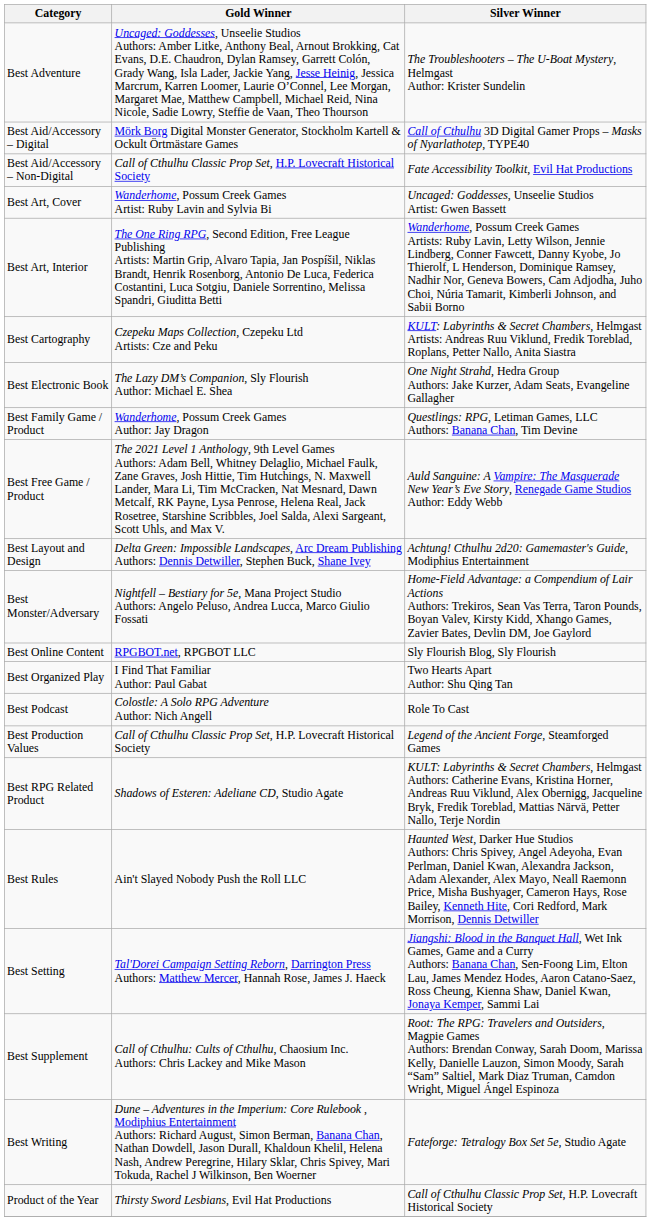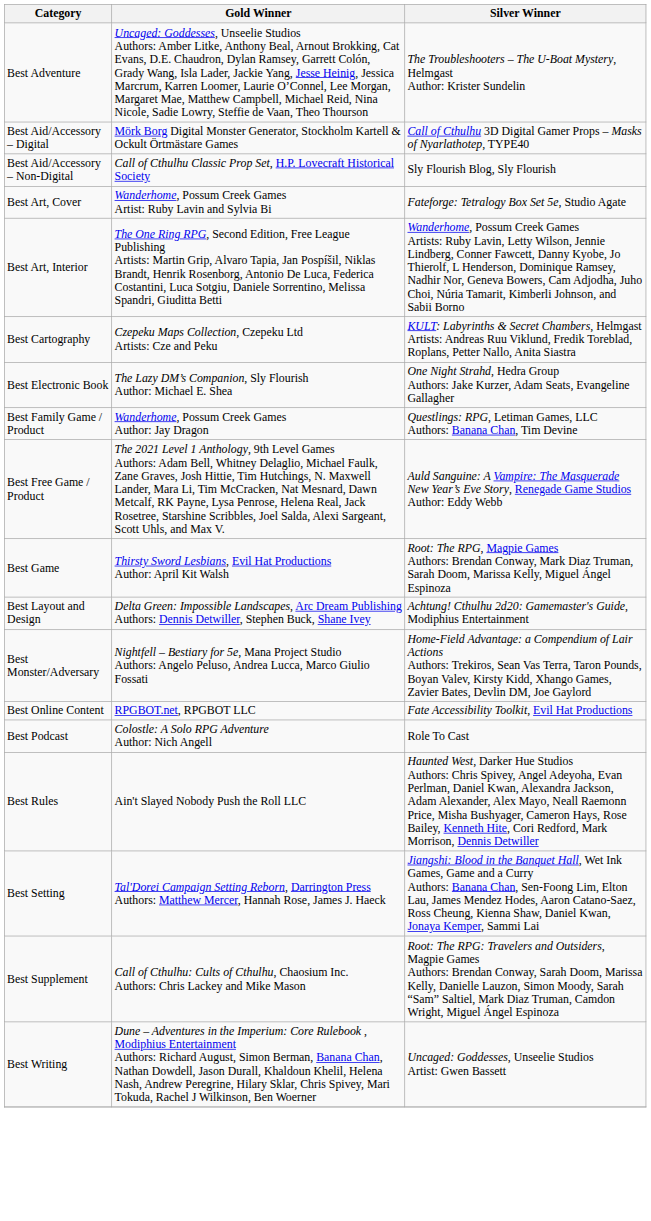(520, 170) Fate Accessibility Toolkit, Evil Hat Productions -> (482, 170) Sly Flourish Blog, Sly Flourish
(501, 202) Uncaged: Goddesses, Unseelie Studios Artist: Gwen Bassett -> (517, 202) Fateforge: Tetralogy Box Set 5e, Studio Agate
+ row: (33, 567)
(482, 652) Sly Flourish Blog, Sly Flourish -> (520, 710) Fate Accessibility Toolkit, Evil Hat Productions
- row: (56, 677)
- row: (45, 741)
- row: (50, 793)
(517, 1142) Fateforge: Tetralogy Box Set 5e, Studio Agate -> (501, 1064) Uncaged: Goddesses, Unseelie Studios Artist: Gwen Bassett
- row: (53, 1200)
